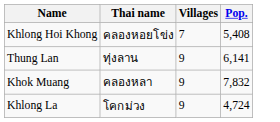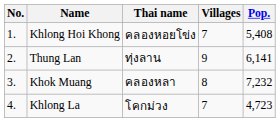+ column: (16, 13)
(182, 82) 9 -> (204, 82) 8
(237, 82) 7,832 -> (259, 82) 7,232
(182, 105) 9 -> (204, 105) 7
(237, 105) 4,724 -> (259, 105) 4,723
